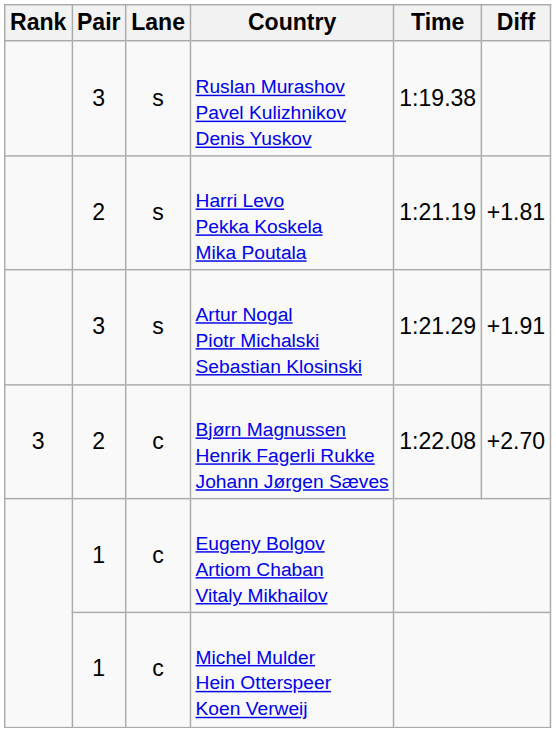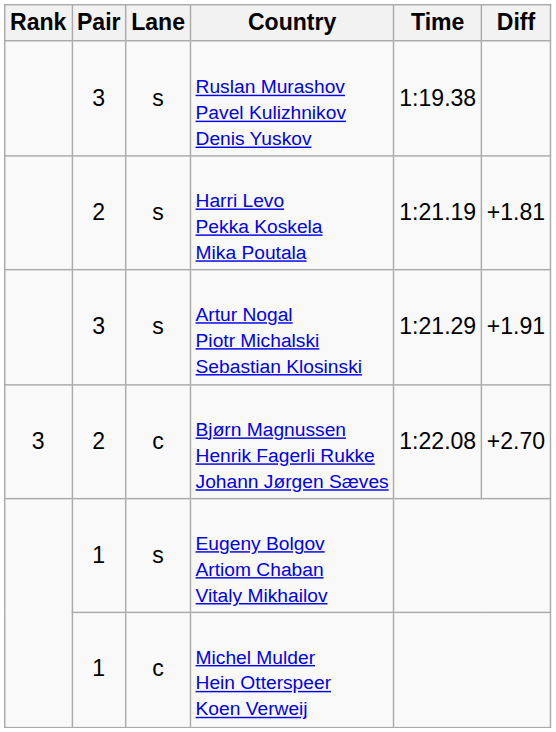(158, 555) c -> (158, 555) s
